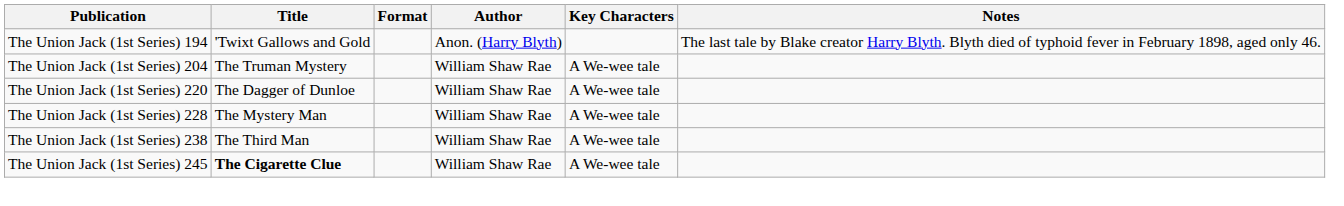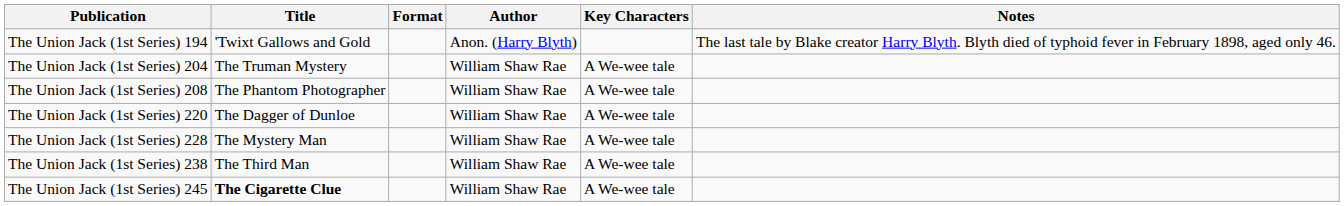+ row: (108, 90)
